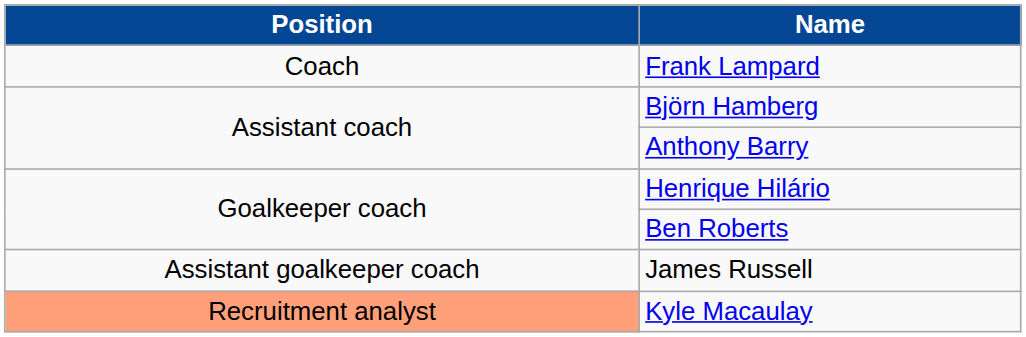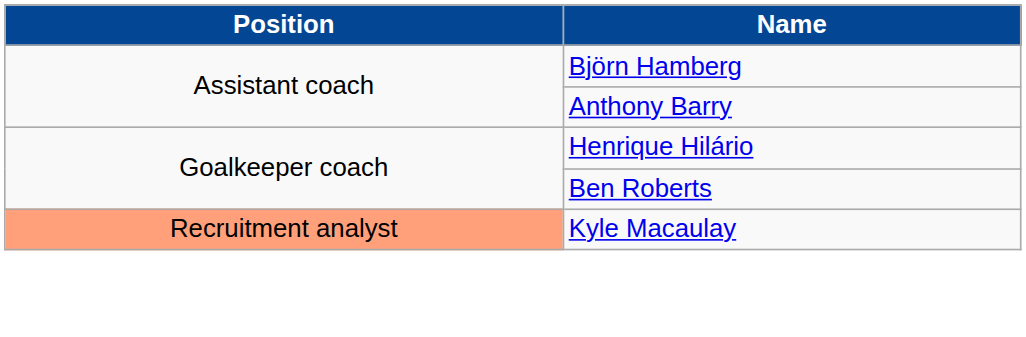- row: (732, 65)
- row: (729, 270)
